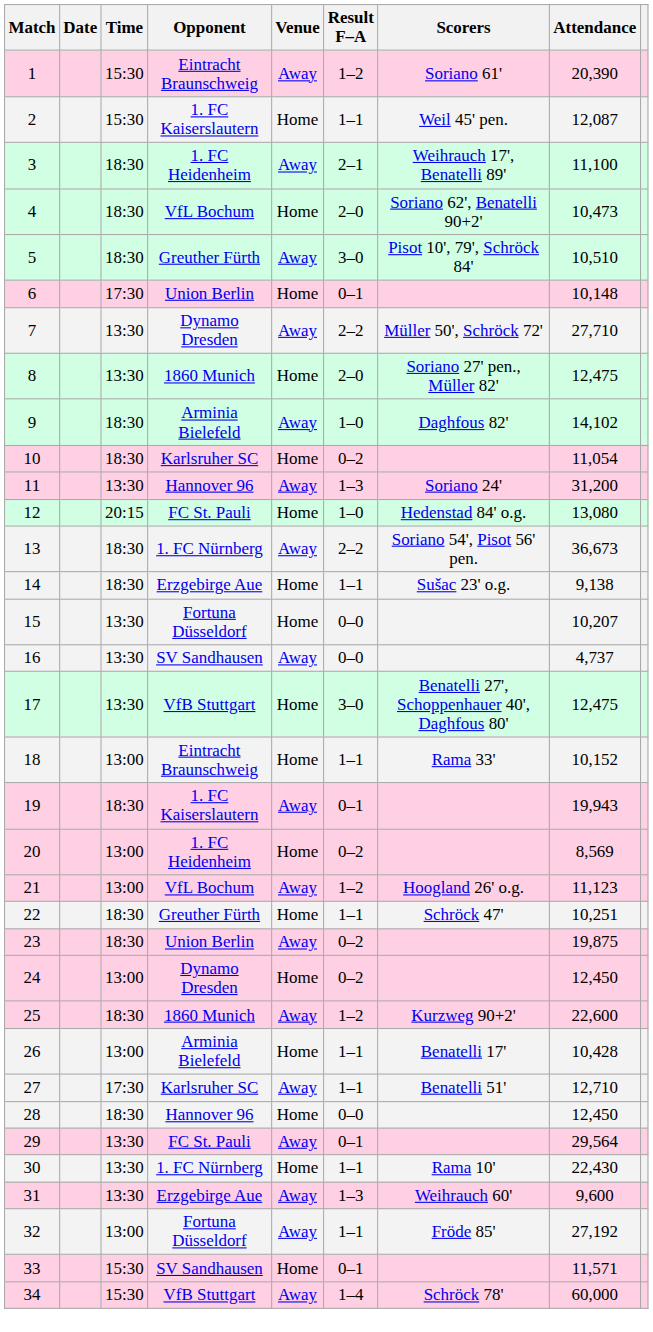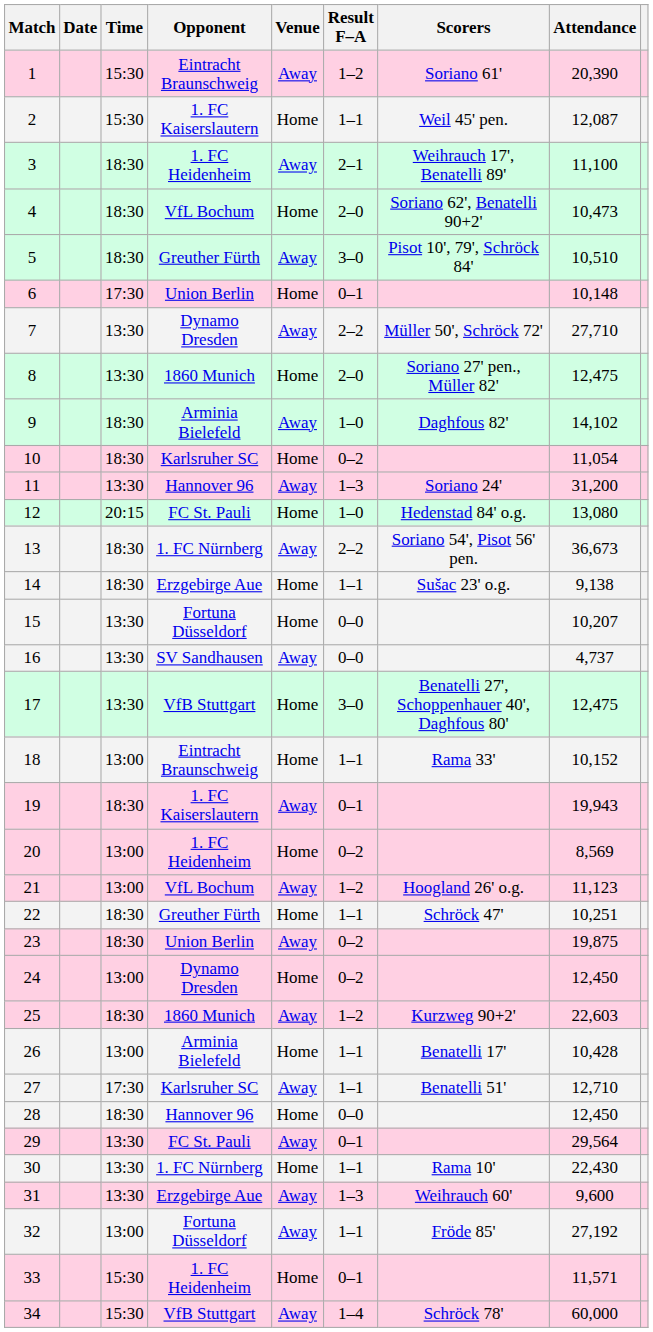(595, 1014) 22,600 -> (595, 1014) 22,603
(209, 1268) SV Sandhausen -> (209, 1277) 1. FC Heidenheim
